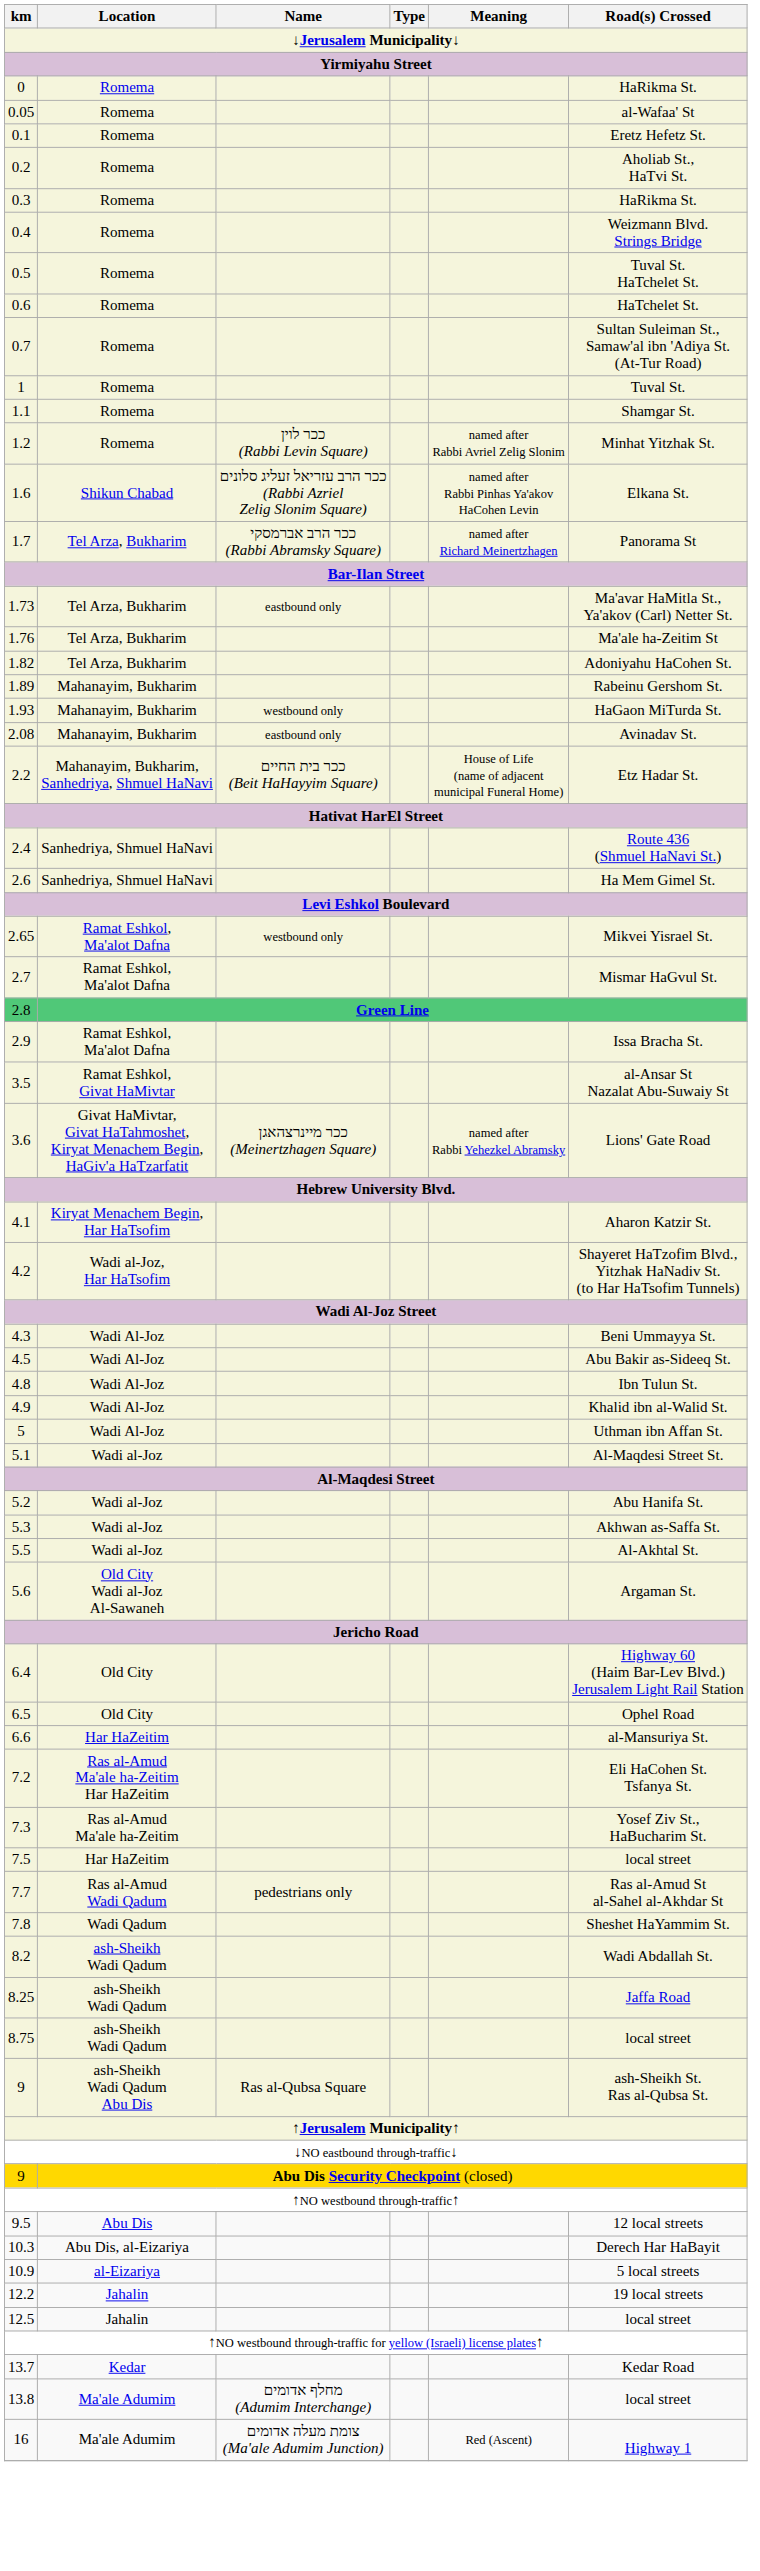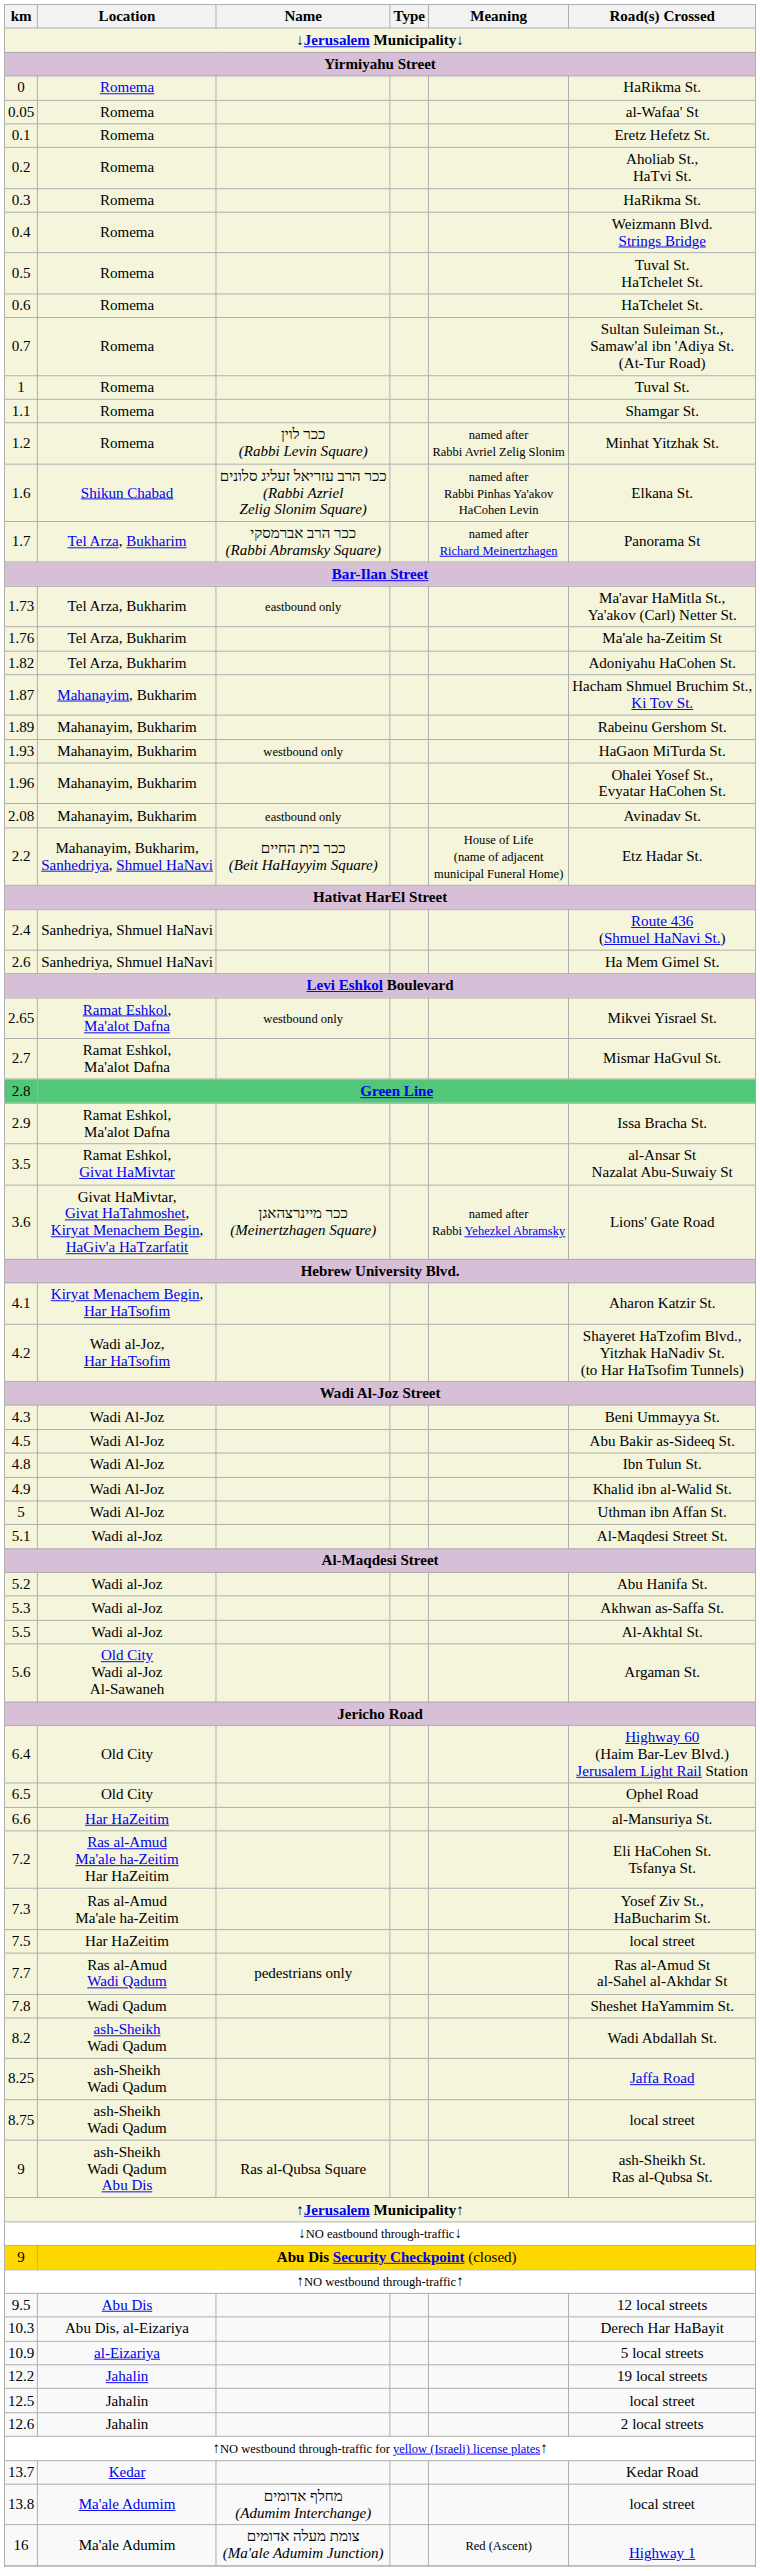+ row: (21, 694)
+ row: (21, 783)
+ row: (21, 2424)
